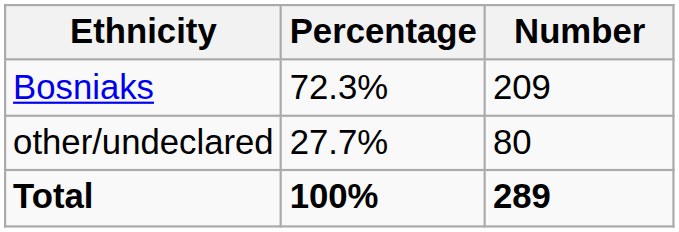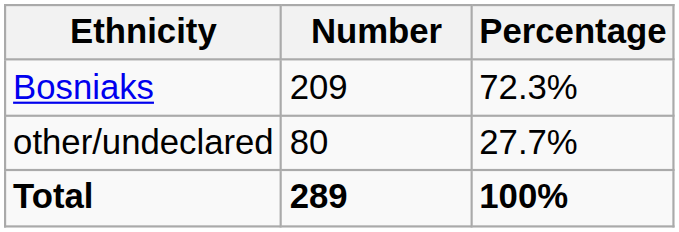columns swapped: (580, 32) <-> (383, 32)
